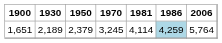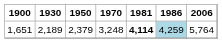(111, 29) 3,245 -> (111, 29) 3,248
(141, 29) normal -> (141, 29) bold
